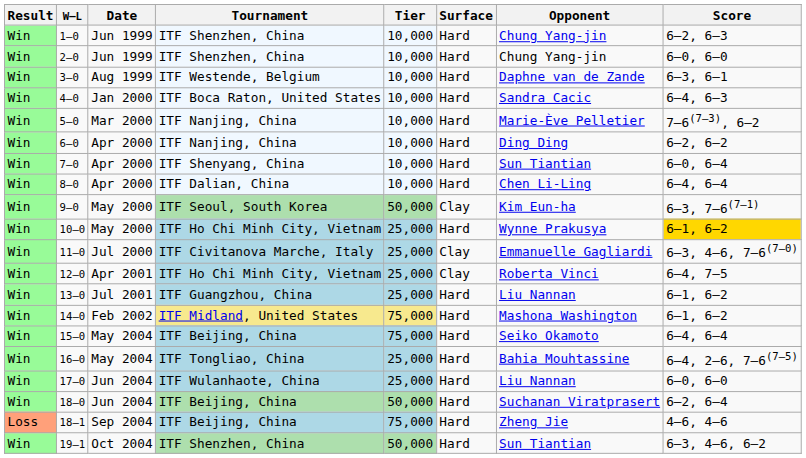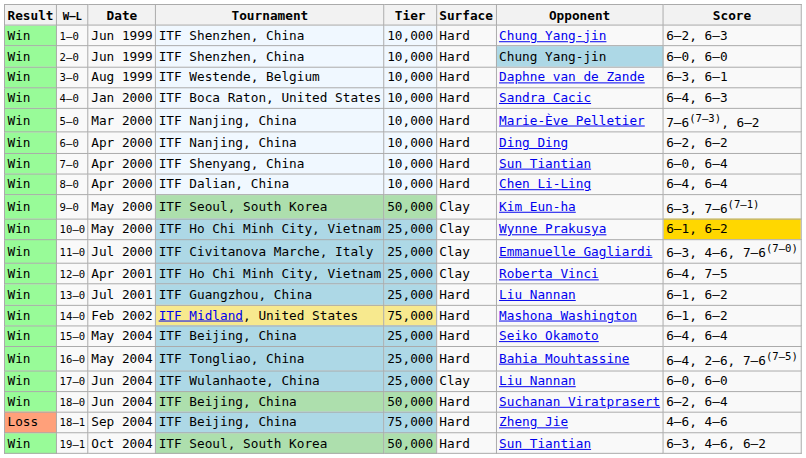(553, 56) no background -> (553, 56) lightblue background
(455, 229) Hard -> (455, 229) Clay
(410, 336) 75,000 -> (410, 336) 25,000
(455, 381) Hard -> (455, 381) Clay
(232, 443) ITF Shenzhen, China -> (243, 443) ITF Seoul, South Korea
